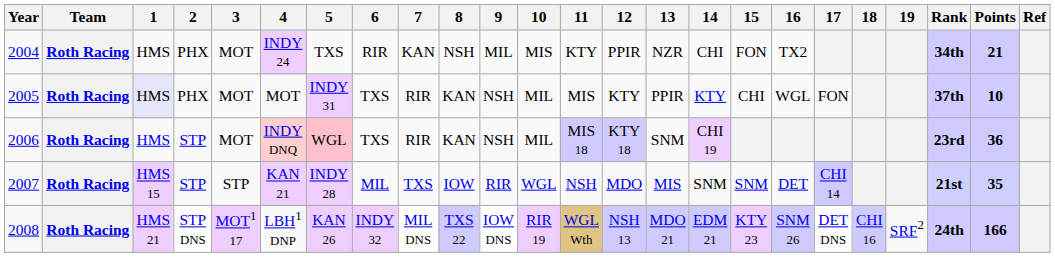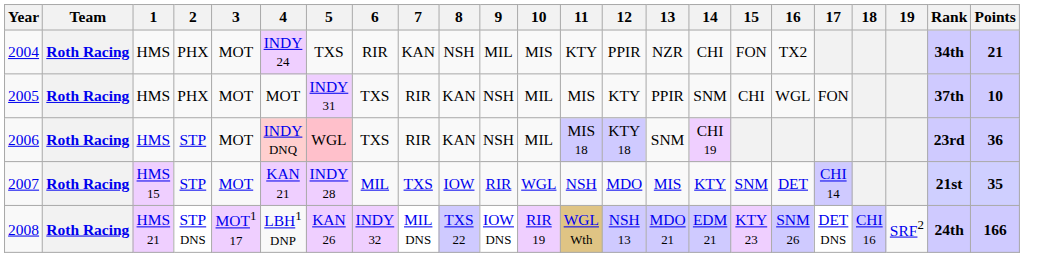- column: (1035, 17)
(153, 96) lavender background -> (153, 96) no background
(710, 96) KTY -> (710, 96) SNM
(236, 183) STP -> (236, 183) MOT
(710, 183) SNM -> (710, 183) KTY
